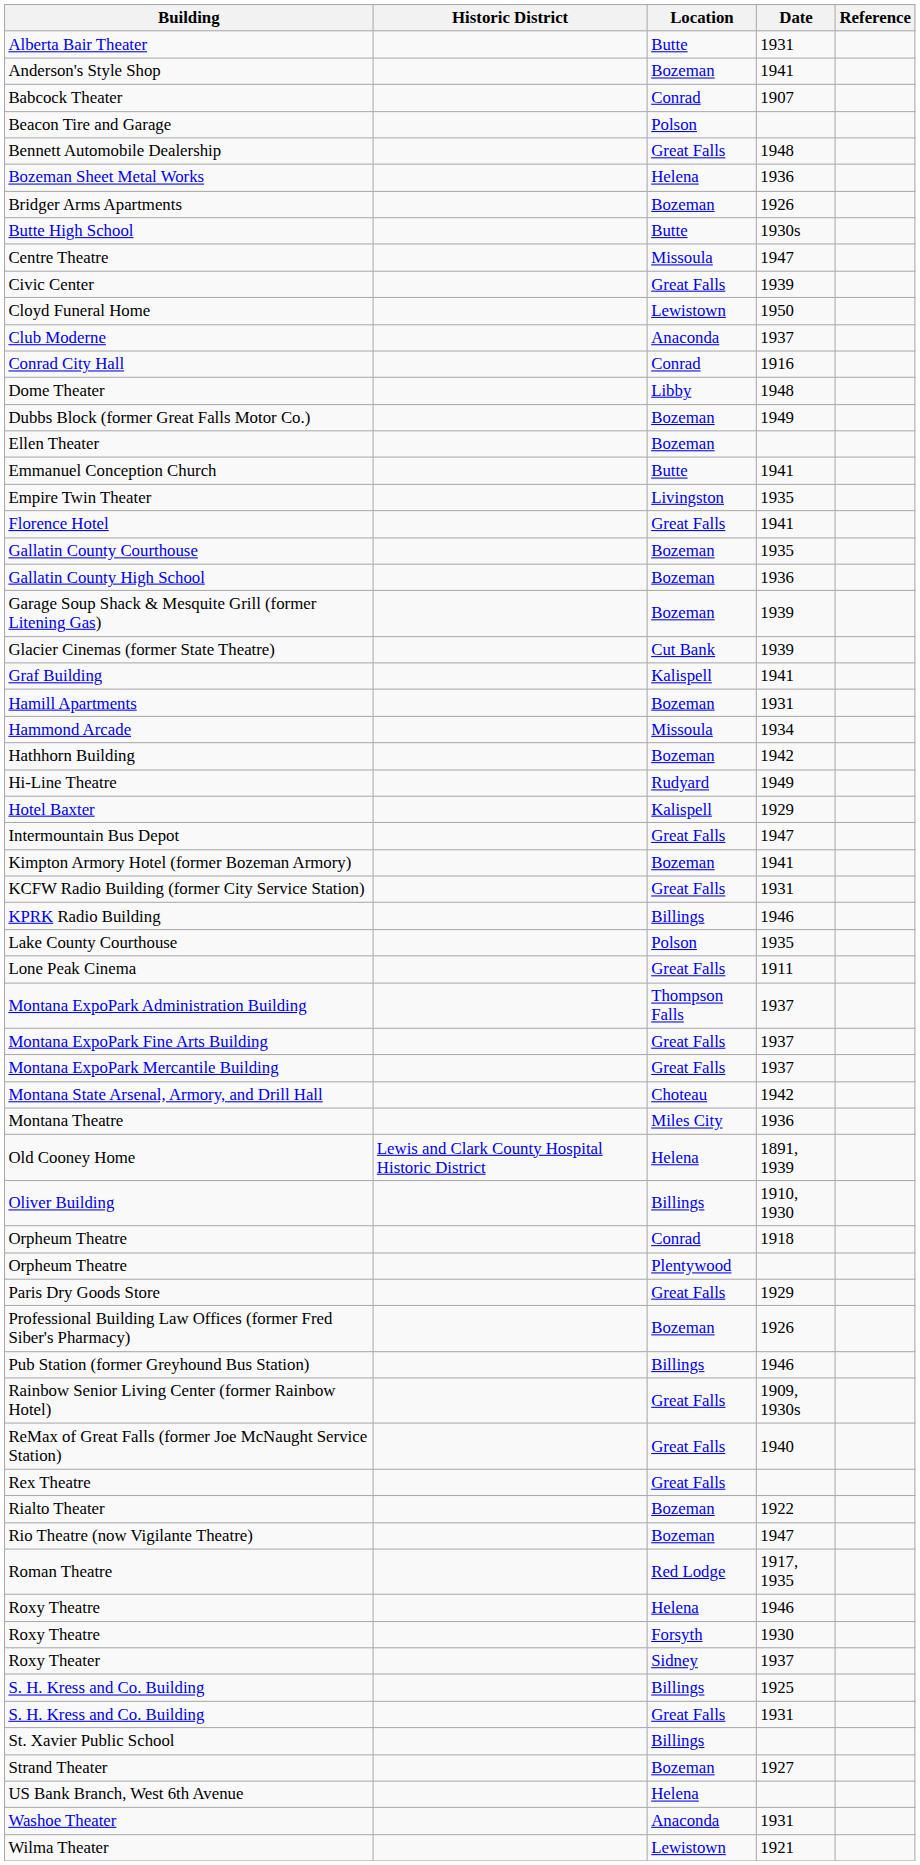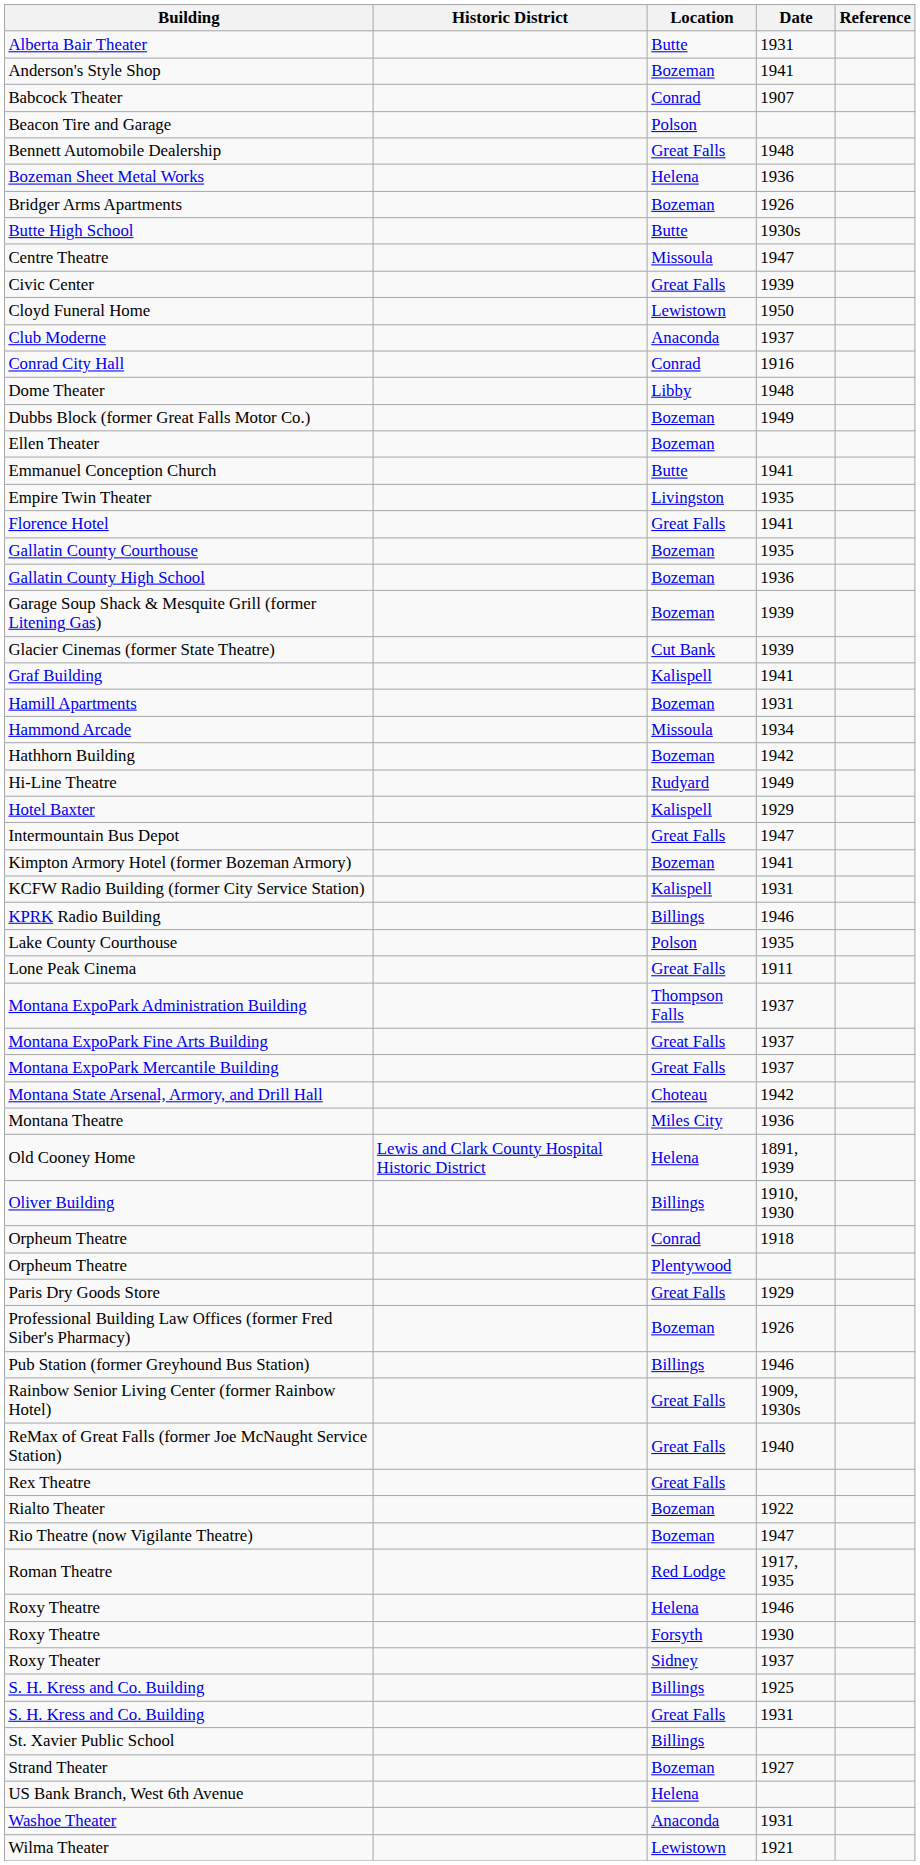(688, 889) Great Falls -> (682, 889) Kalispell
